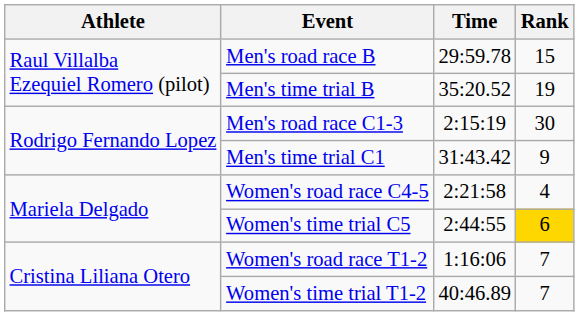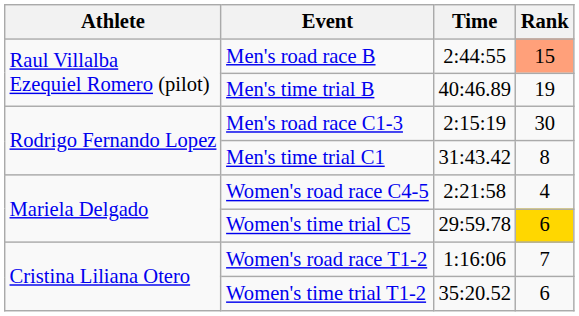(475, 55) 29:59.78 -> (475, 55) 2:44:55
(545, 55) no background -> (545, 55) lightsalmon background
(475, 89) 35:20.52 -> (475, 89) 40:46.89
(545, 157) 9 -> (545, 157) 8
(475, 225) 2:44:55 -> (475, 225) 29:59.78
(475, 293) 40:46.89 -> (475, 293) 35:20.52
(545, 293) 7 -> (545, 293) 6
